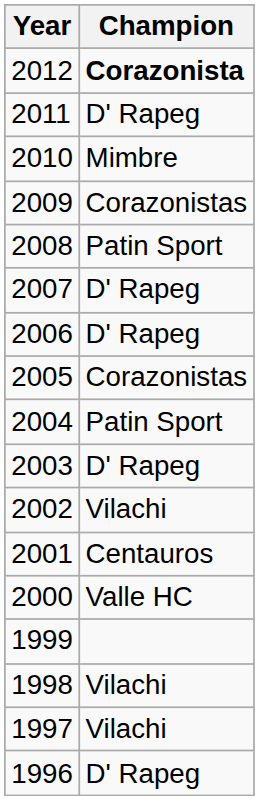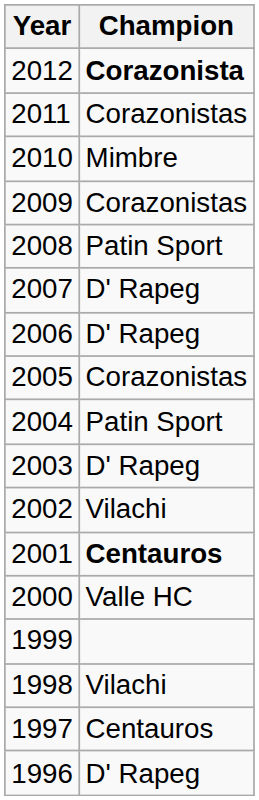(143, 114) D' Rapeg -> (166, 114) Corazonistas
(149, 553) normal -> (154, 553) bold
(126, 728) Vilachi -> (149, 728) Centauros
